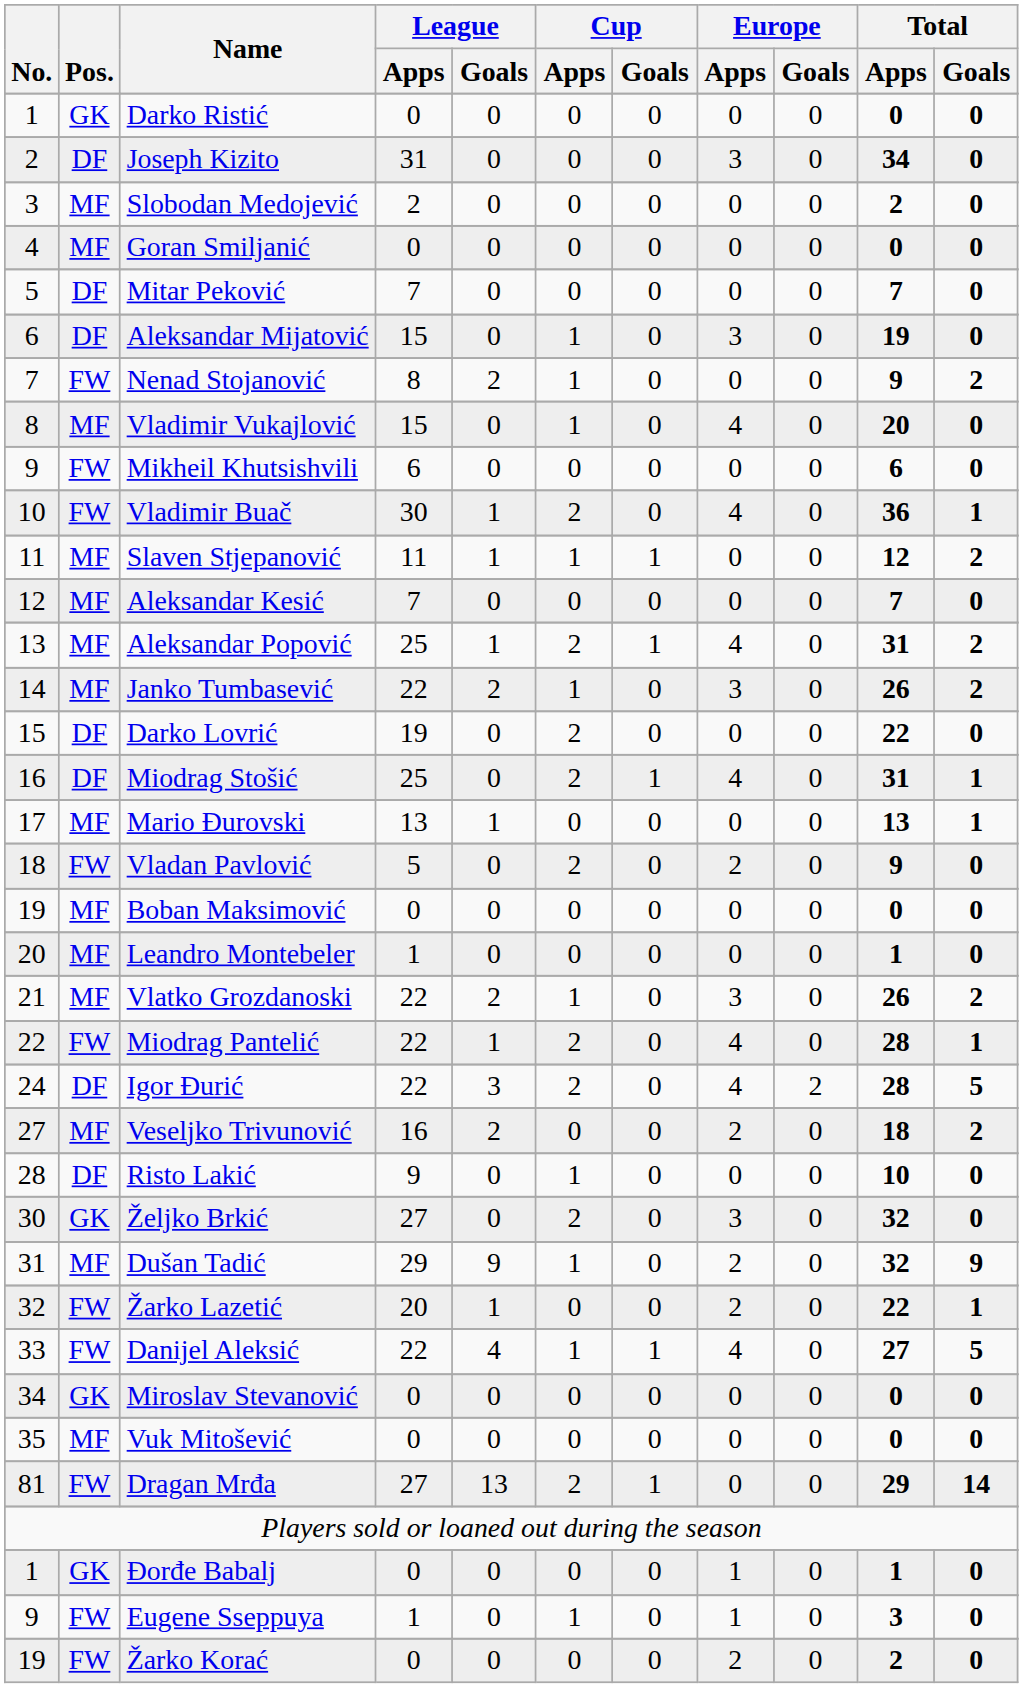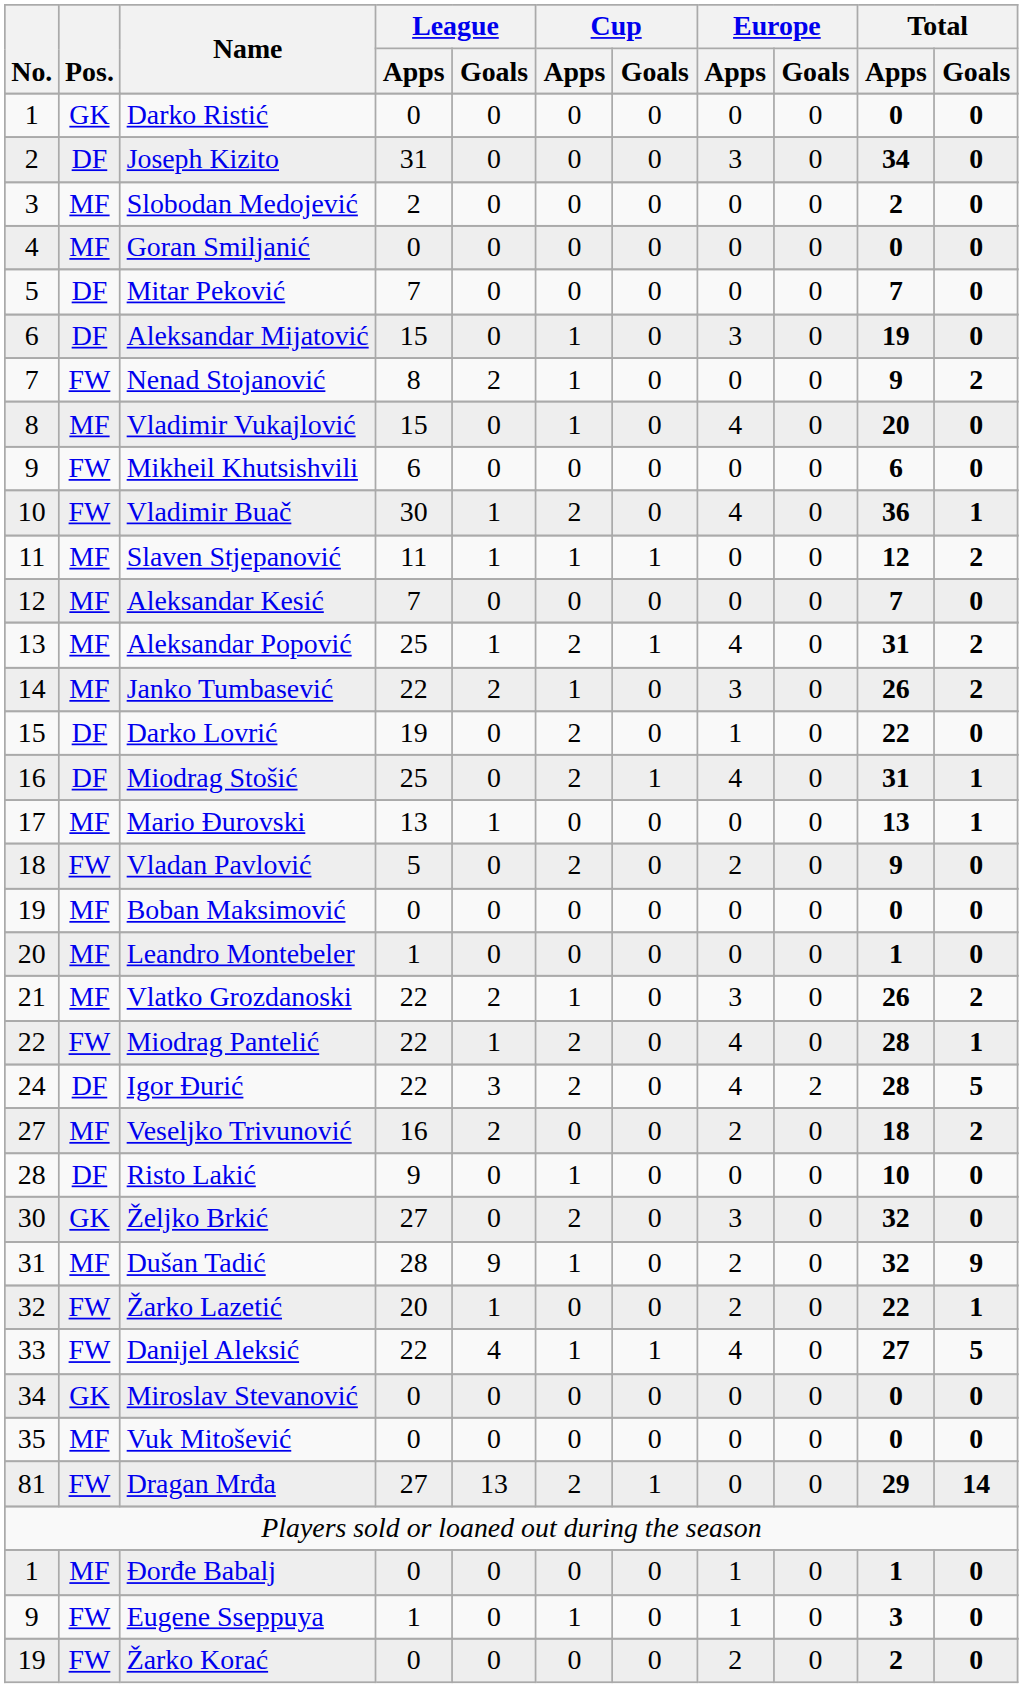(735, 733) 0 -> (735, 733) 1
(414, 1262) 29 -> (414, 1262) 28
(89, 1571) GK -> (89, 1571) MF
